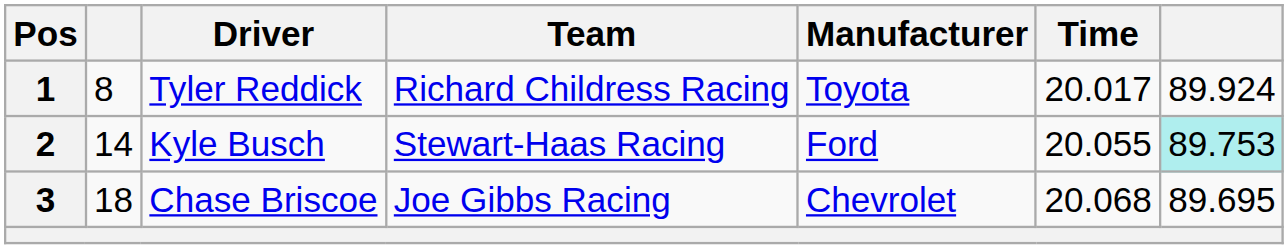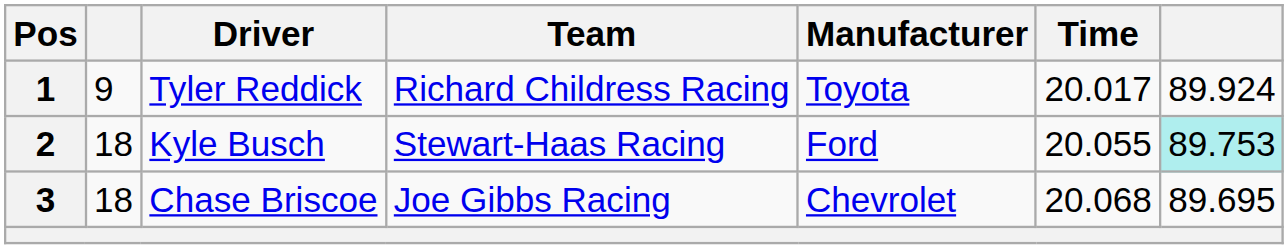(104, 89) 8 -> (104, 89) 9
(114, 144) 14 -> (114, 144) 18
